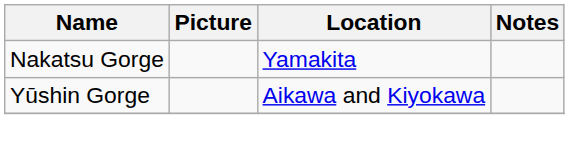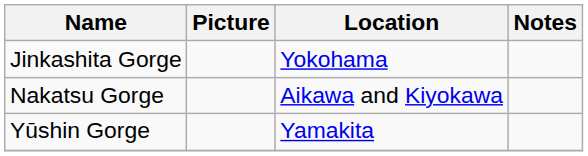+ row: (96, 58)
(309, 58) Yamakita -> (392, 95) Aikawa and Kiyokawa
(374, 95) Aikawa and Kiyokawa -> (327, 131) Yamakita
